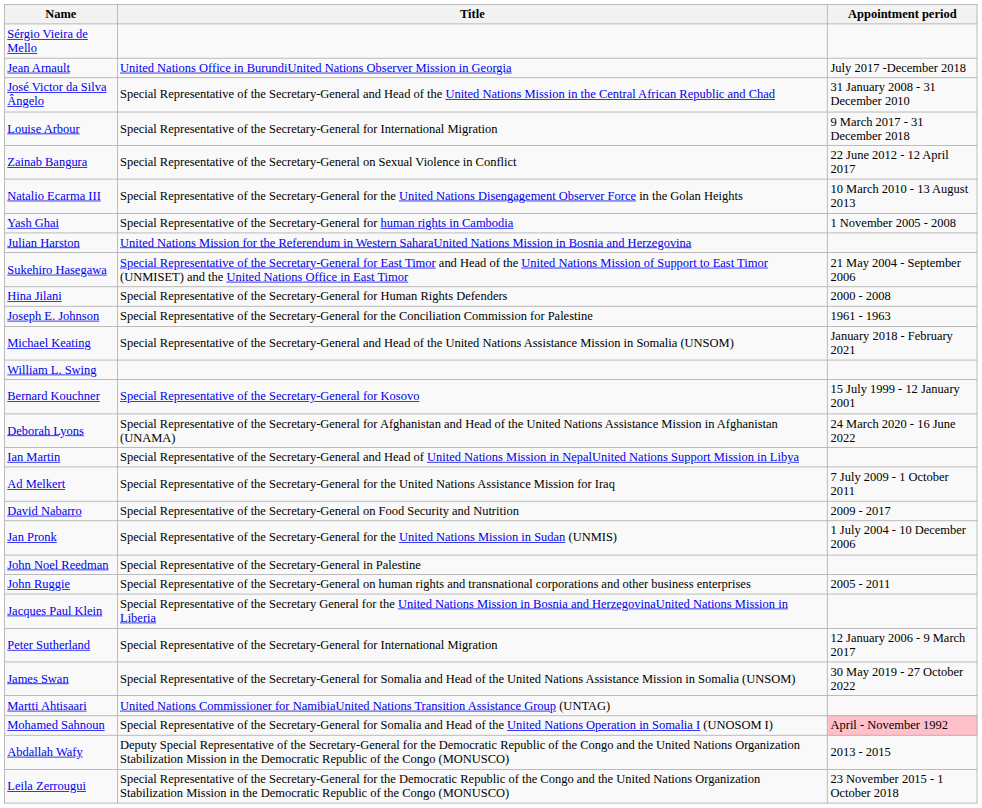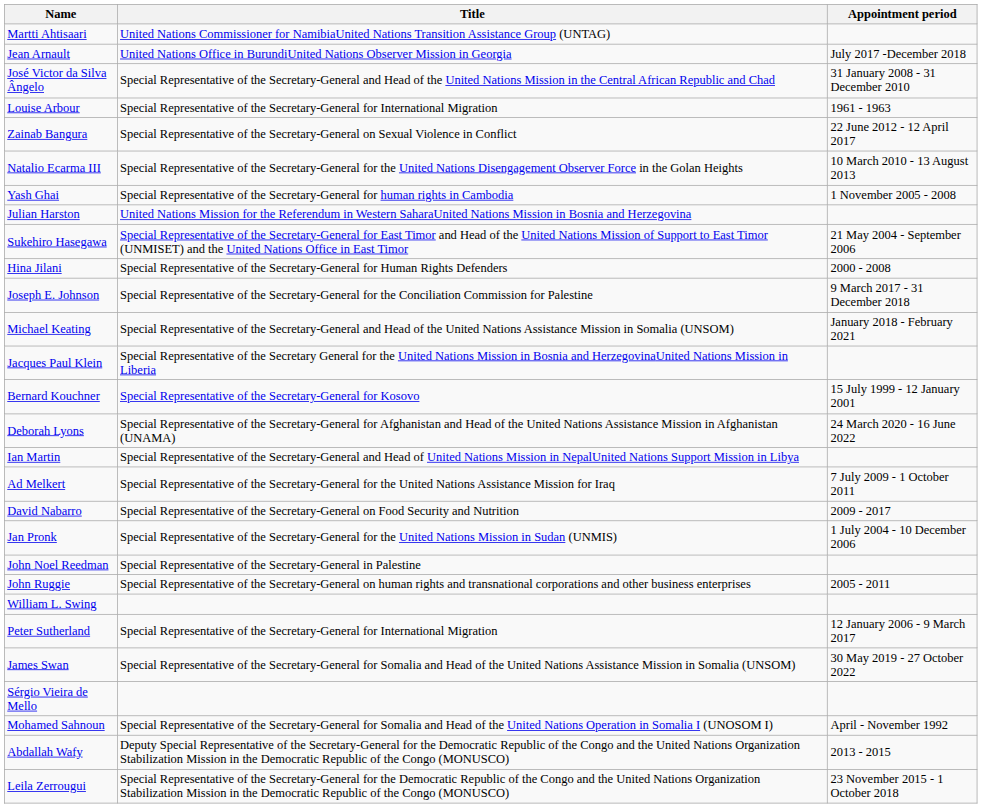rows swapped: (47, 705) <-> (48, 41)
(877, 128) 9 March 2017 - 31 December 2018 -> (861, 107) 1961 - 1963
(861, 316) 1961 - 1963 -> (877, 295) 9 March 2017 - 31 December 2018
rows swapped: (55, 611) <-> (52, 369)
(889, 725) pink background -> (889, 725) no background
